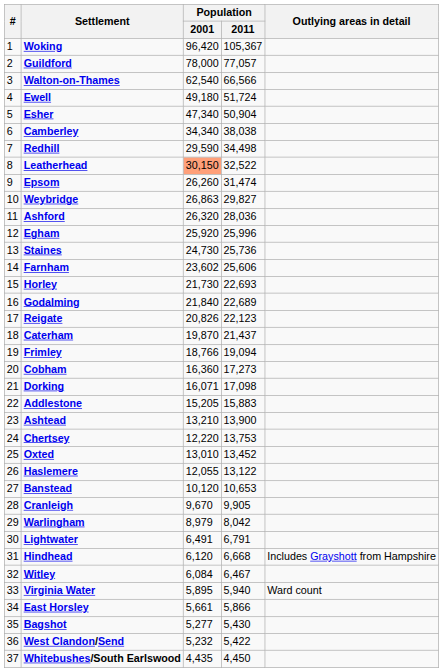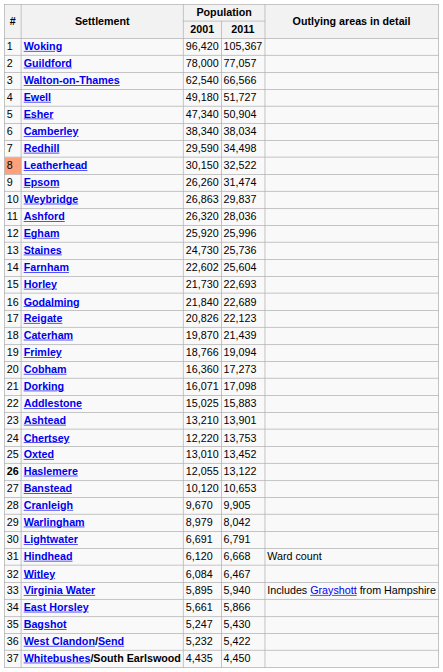(240, 98) 51,724 -> (240, 98) 51,727
(202, 132) 34,340 -> (202, 132) 38,340
(240, 132) 38,038 -> (240, 132) 38,034
(10, 166) no background -> (10, 166) lightsalmon background
(202, 166) lightsalmon background -> (202, 166) no background
(240, 200) 29,827 -> (240, 200) 29,837
(202, 268) 23,602 -> (202, 268) 22,602
(240, 268) 25,606 -> (240, 268) 25,604
(240, 336) 21,437 -> (240, 336) 21,439
(202, 404) 15,205 -> (202, 404) 15,025
(240, 421) 13,900 -> (240, 421) 13,901
(13, 472) normal -> (13, 472) bold
(199, 540) 6,491 -> (199, 540) 6,691
(352, 557) Includes Grayshott from Hampshire -> (294, 557) Ward count
(294, 591) Ward count -> (352, 591) Includes Grayshott from Hampshire
(199, 625) 5,277 -> (199, 625) 5,247
